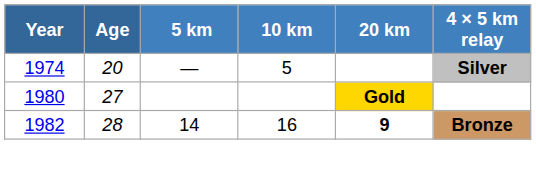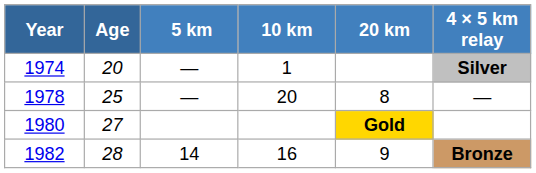(287, 68) 5 -> (287, 68) 1
+ row: (44, 97)
(385, 125) bold -> (385, 154) normal
